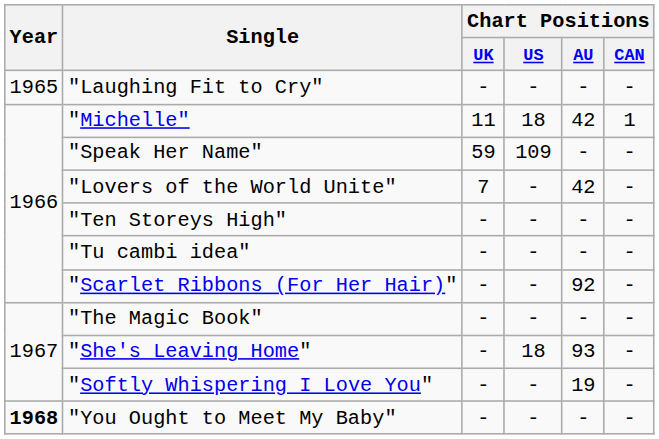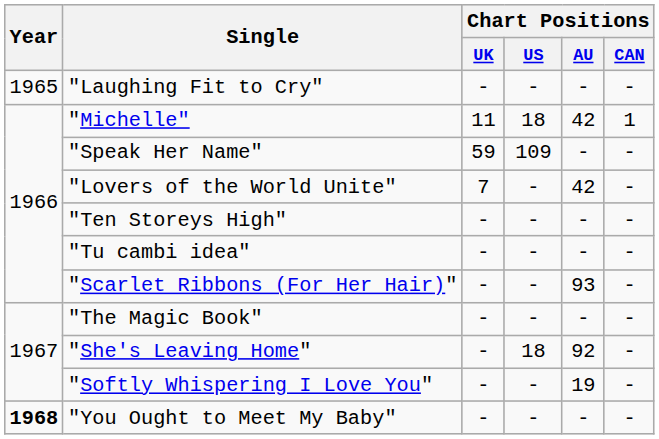(583, 286) 92 -> (583, 286) 93
(583, 352) 93 -> (583, 352) 92
